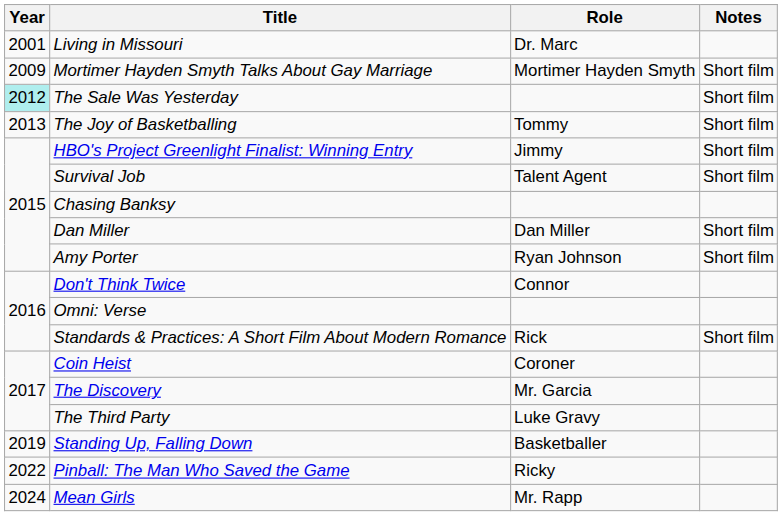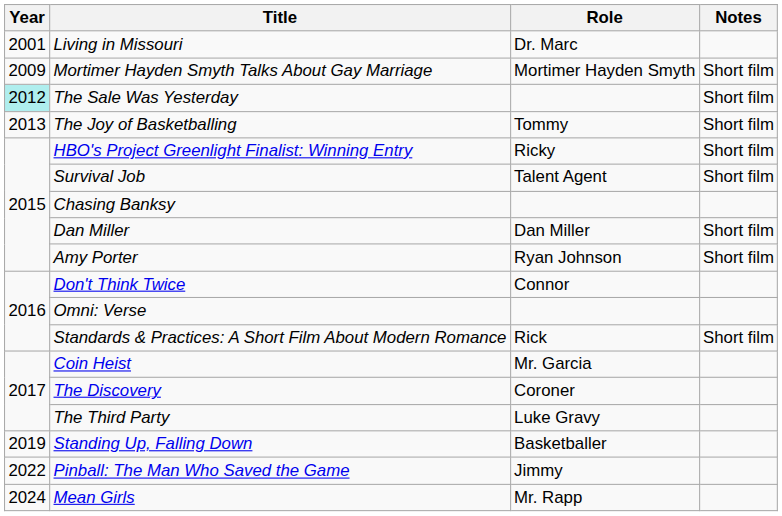(538, 151) Jimmy -> (535, 151) Ricky
(544, 364) Coroner -> (553, 364) Mr. Garcia
(553, 390) Mr. Garcia -> (544, 390) Coroner
(535, 470) Ricky -> (538, 470) Jimmy
